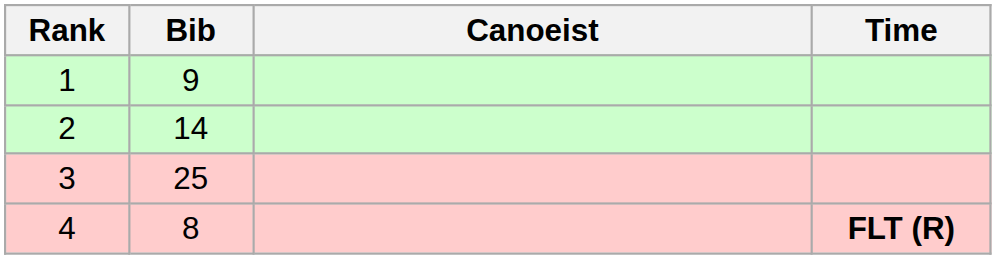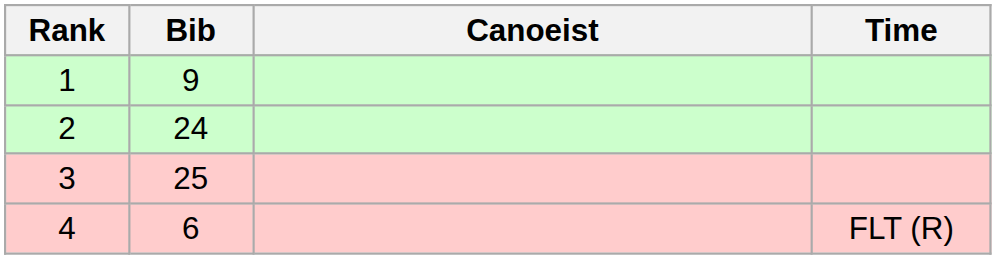(191, 129) 14 -> (191, 129) 24
(191, 229) 8 -> (191, 229) 6
(901, 229) bold -> (901, 229) normal
